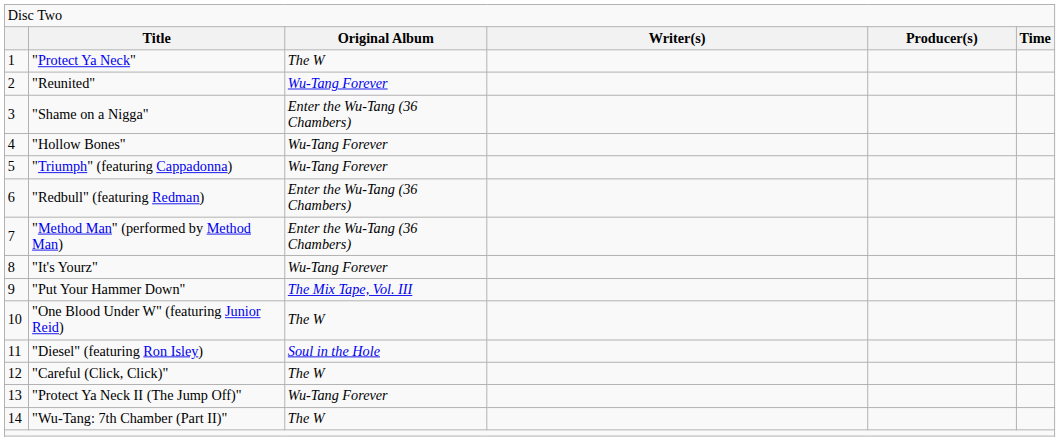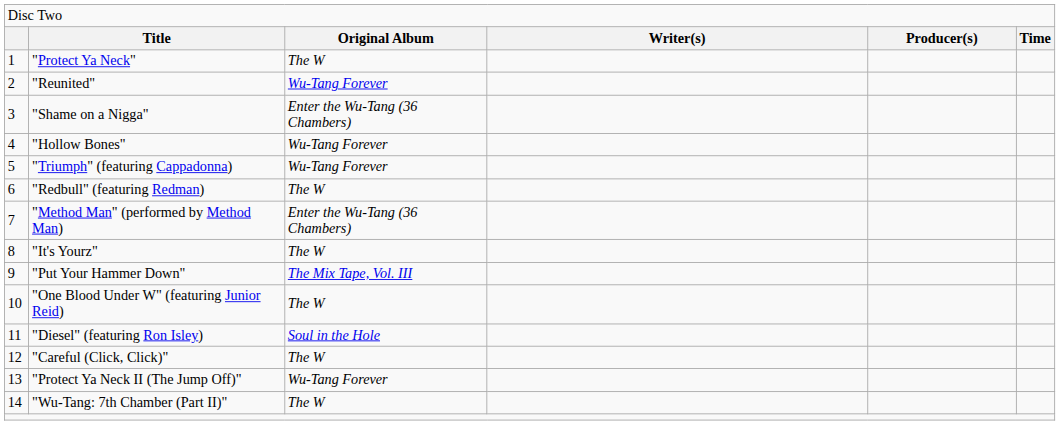(353, 197) Enter the Wu-Tang (36 Chambers) -> (306, 189) The W
(338, 267) Wu-Tang Forever -> (306, 251) The W
